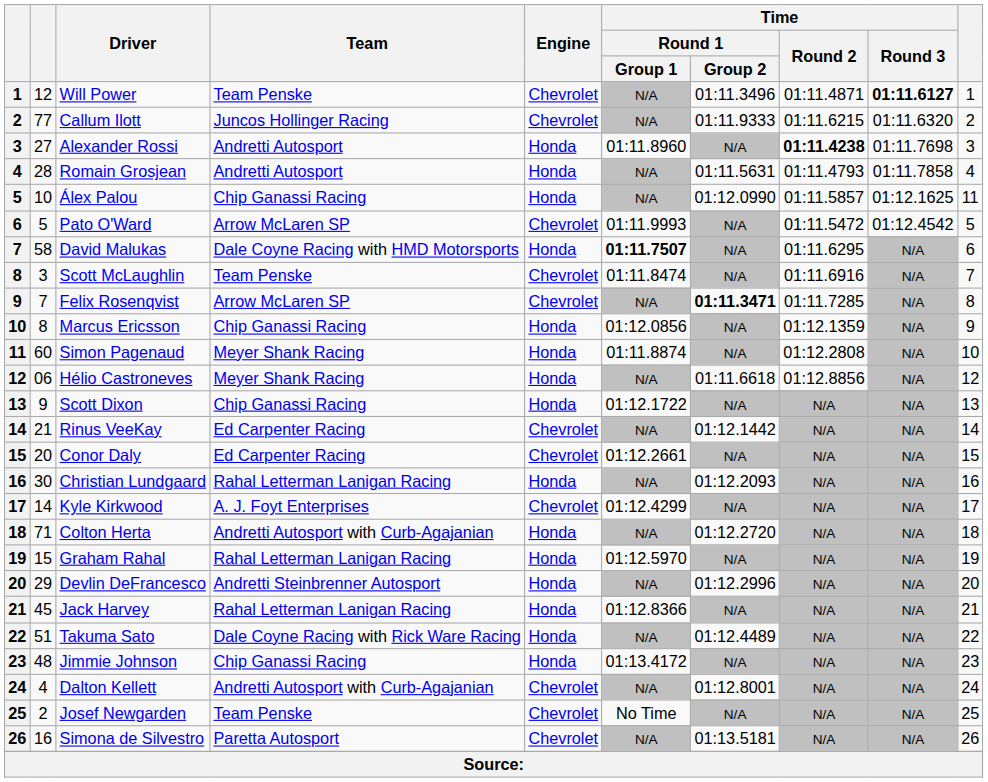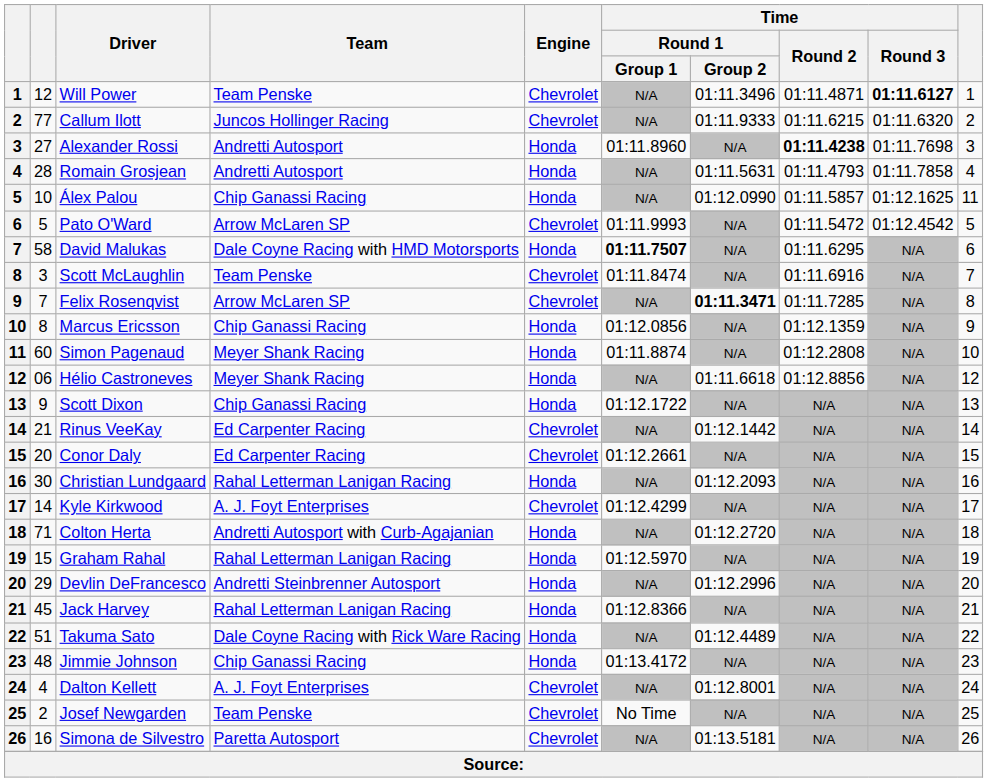(354, 687) Andretti Autosport with Curb-Agajanian -> (291, 687) A. J. Foyt Enterprises
